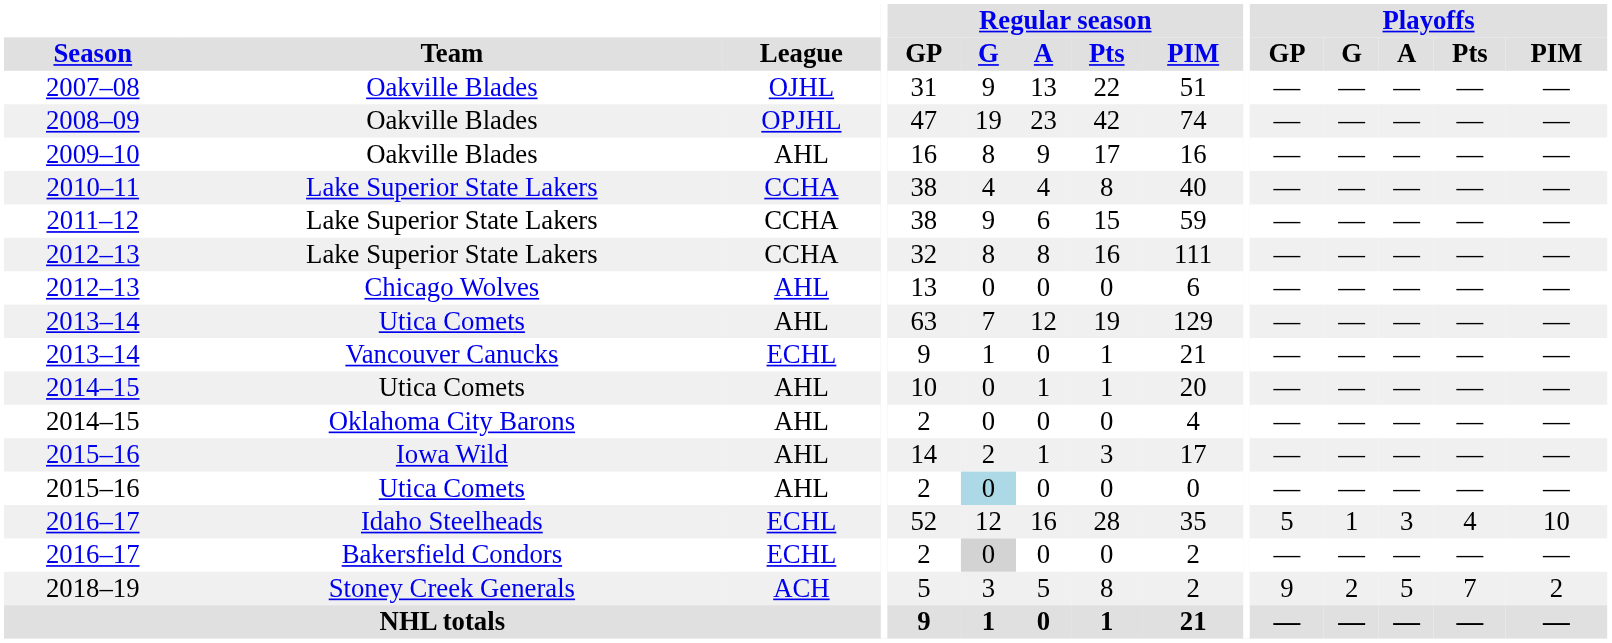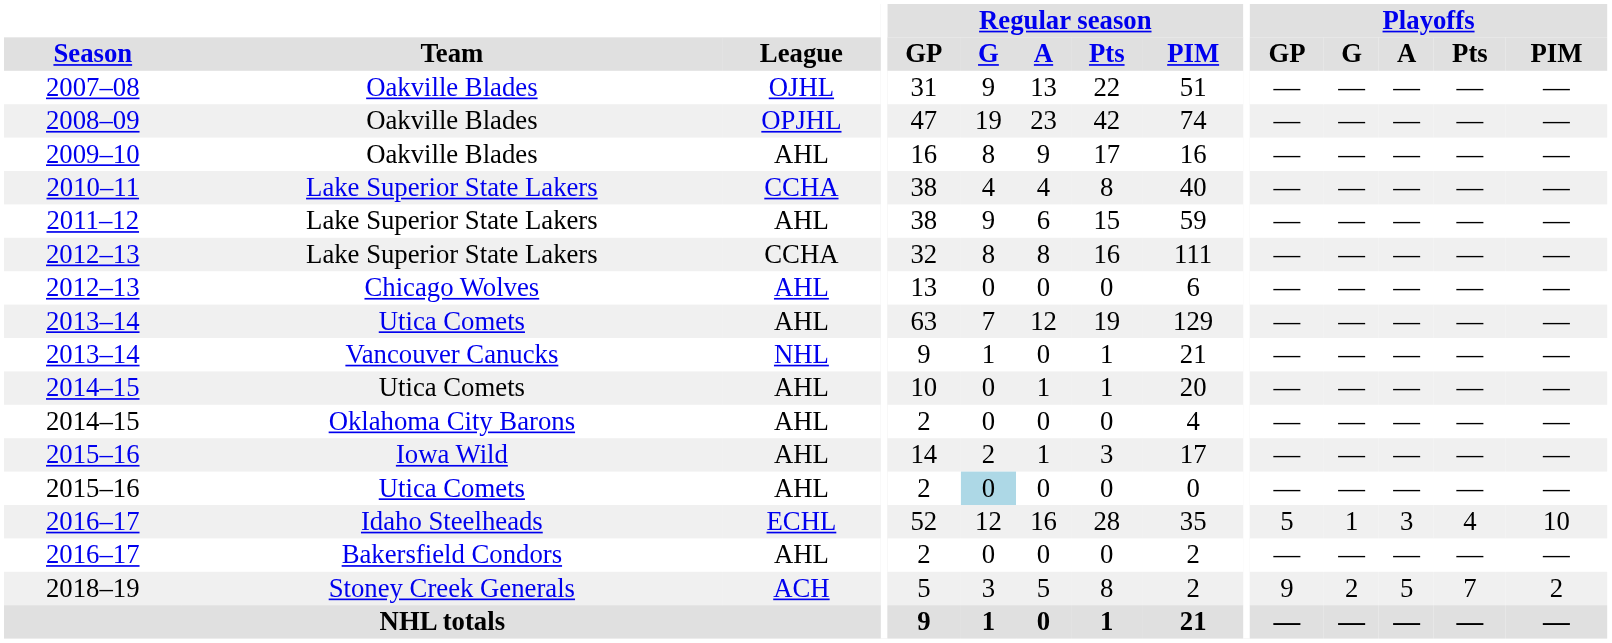(801, 220) CCHA -> (801, 220) AHL
(801, 354) ECHL -> (801, 354) NHL
(801, 554) ECHL -> (801, 554) AHL
(988, 554) lightgrey background -> (988, 554) no background
